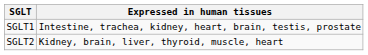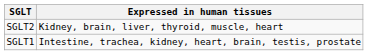rows swapped: (20, 27) <-> (20, 42)
